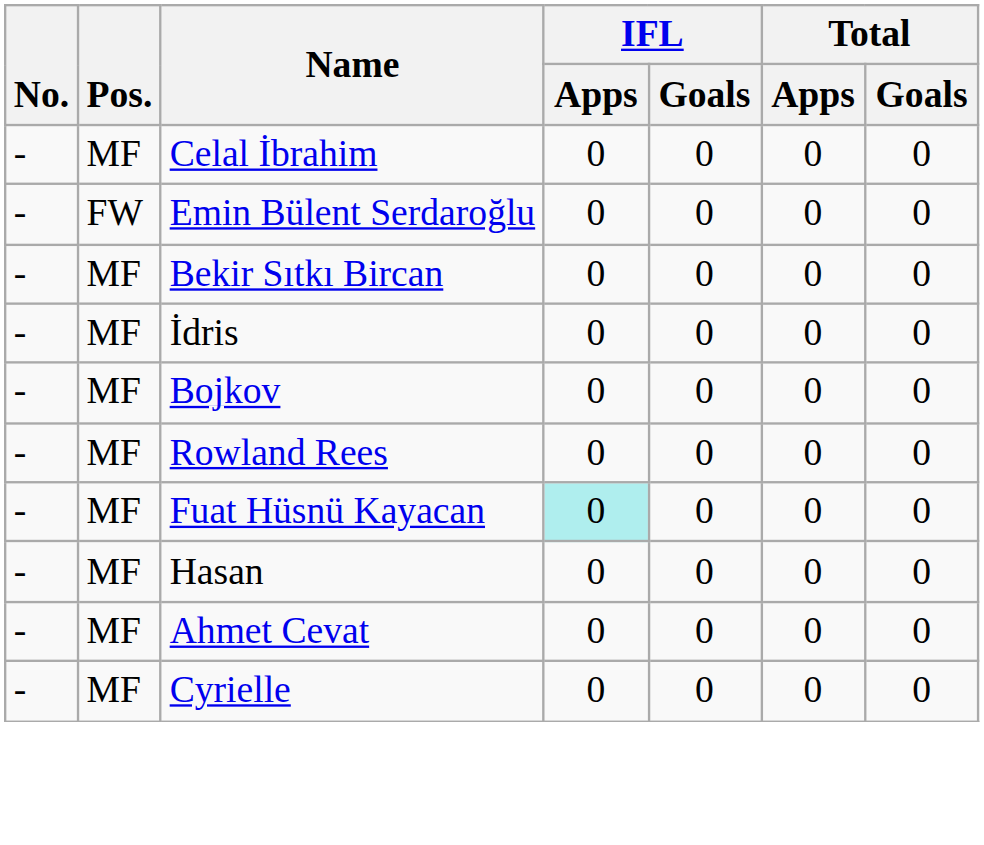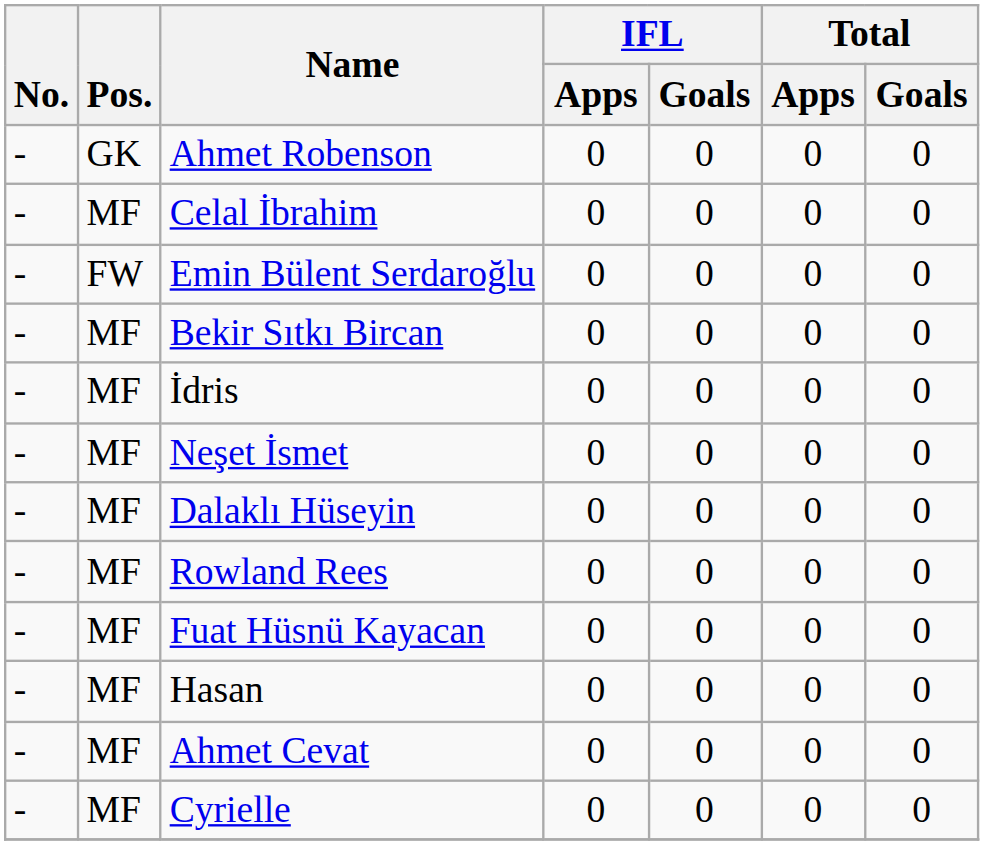+ row: (301, 153)
+ row: (259, 451)
- row: (225, 392)
+ row: (292, 511)
(596, 511) paleturquoise background -> (596, 630) no background
